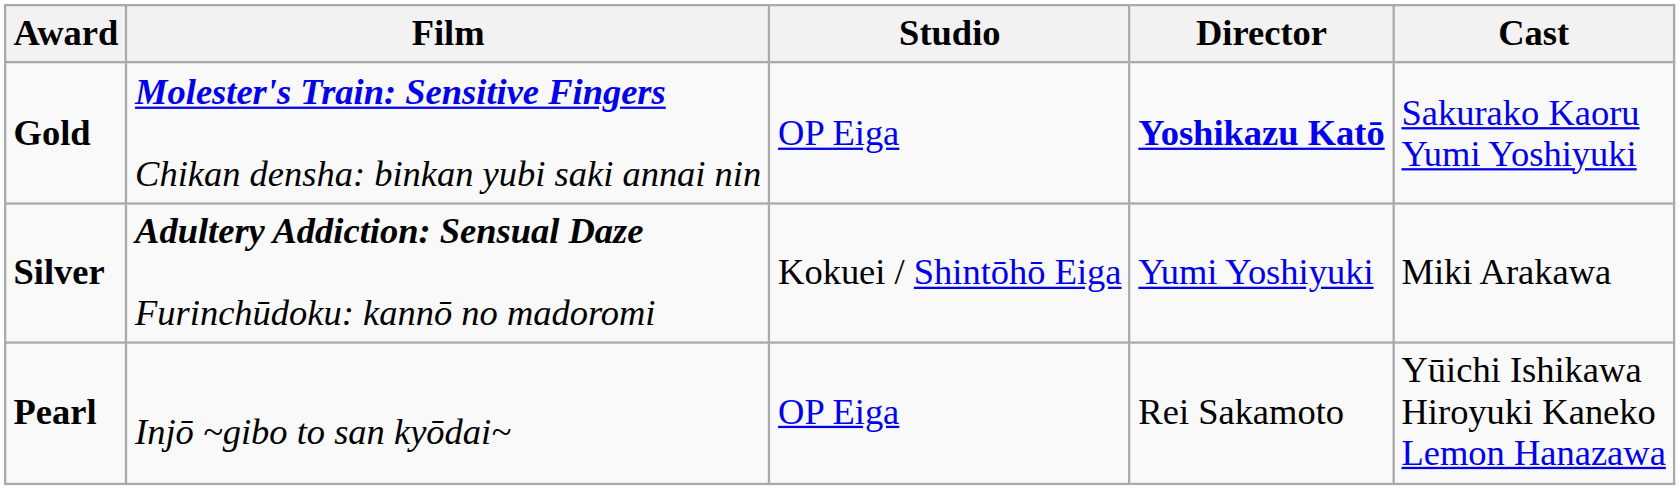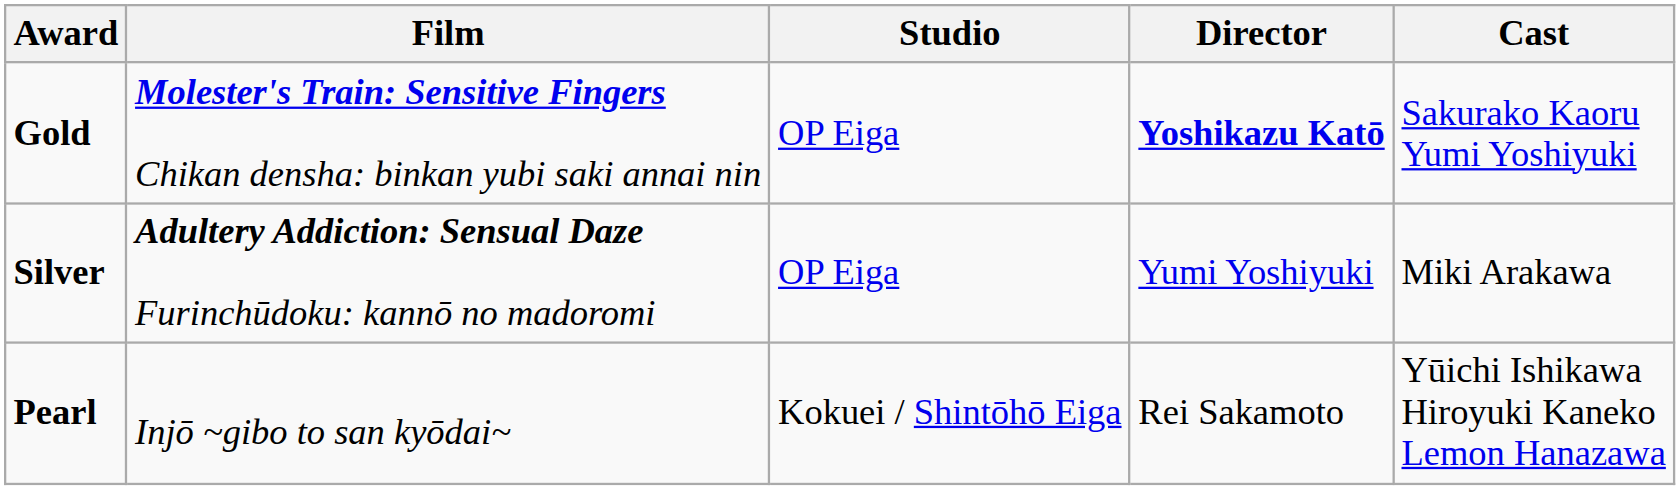(950, 272) Kokuei / Shintōhō Eiga -> (839, 272) OP Eiga
(839, 412) OP Eiga -> (950, 412) Kokuei / Shintōhō Eiga
